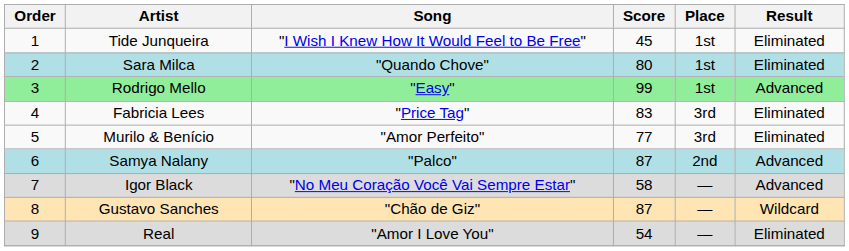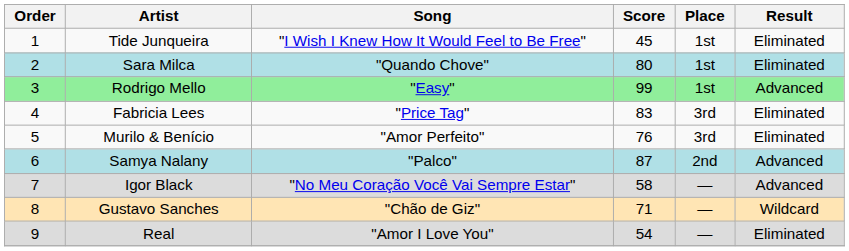(644, 137) 77 -> (644, 137) 76
(644, 209) 87 -> (644, 209) 71
